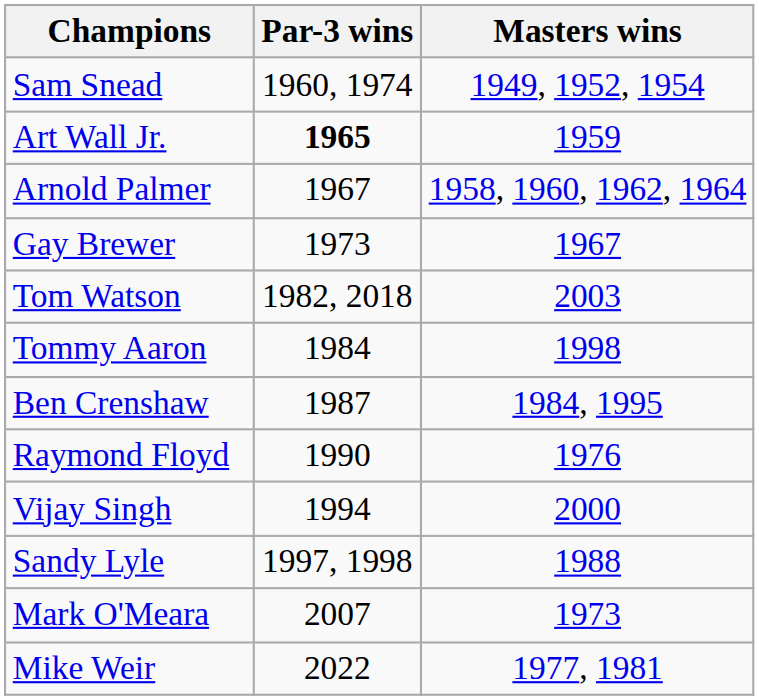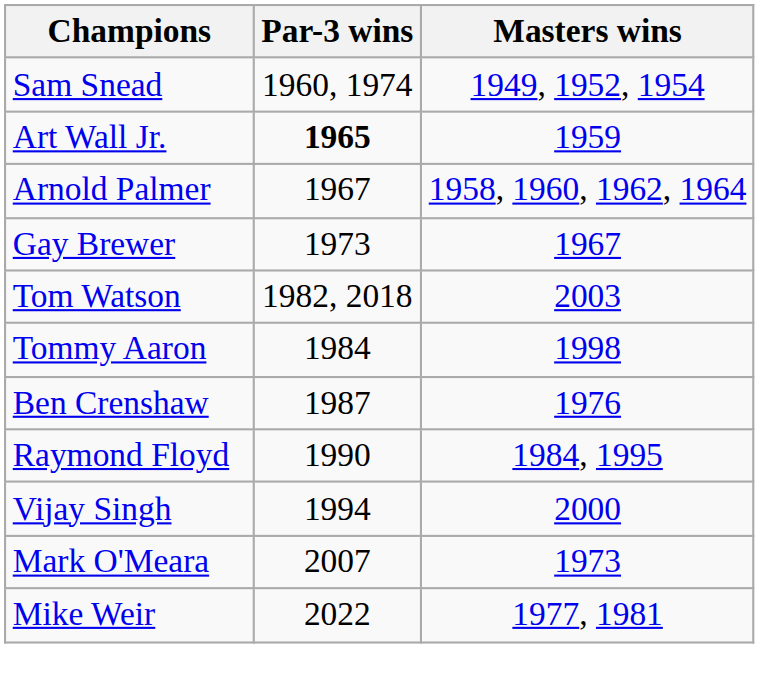(588, 402) 1984, 1995 -> (588, 402) 1976
(588, 455) 1976 -> (588, 455) 1984, 1995
- row: (88, 561)
